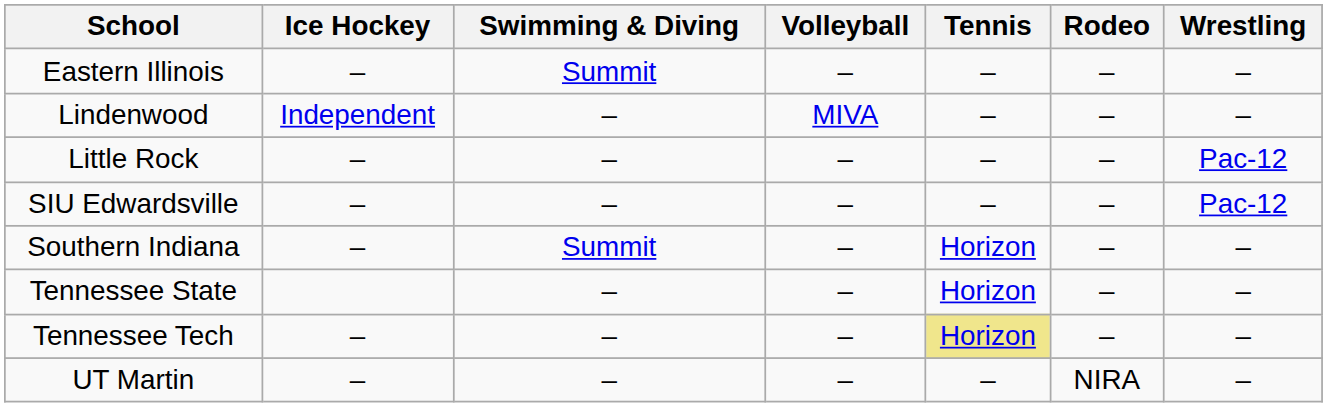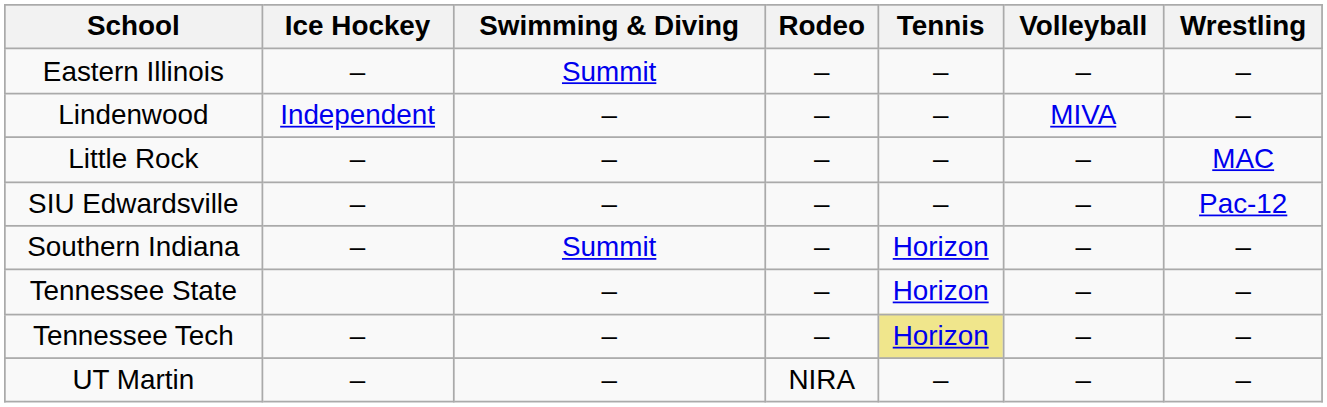columns swapped: (1107, 26) <-> (845, 26)
(1243, 159) Pac-12 -> (1243, 159) MAC
